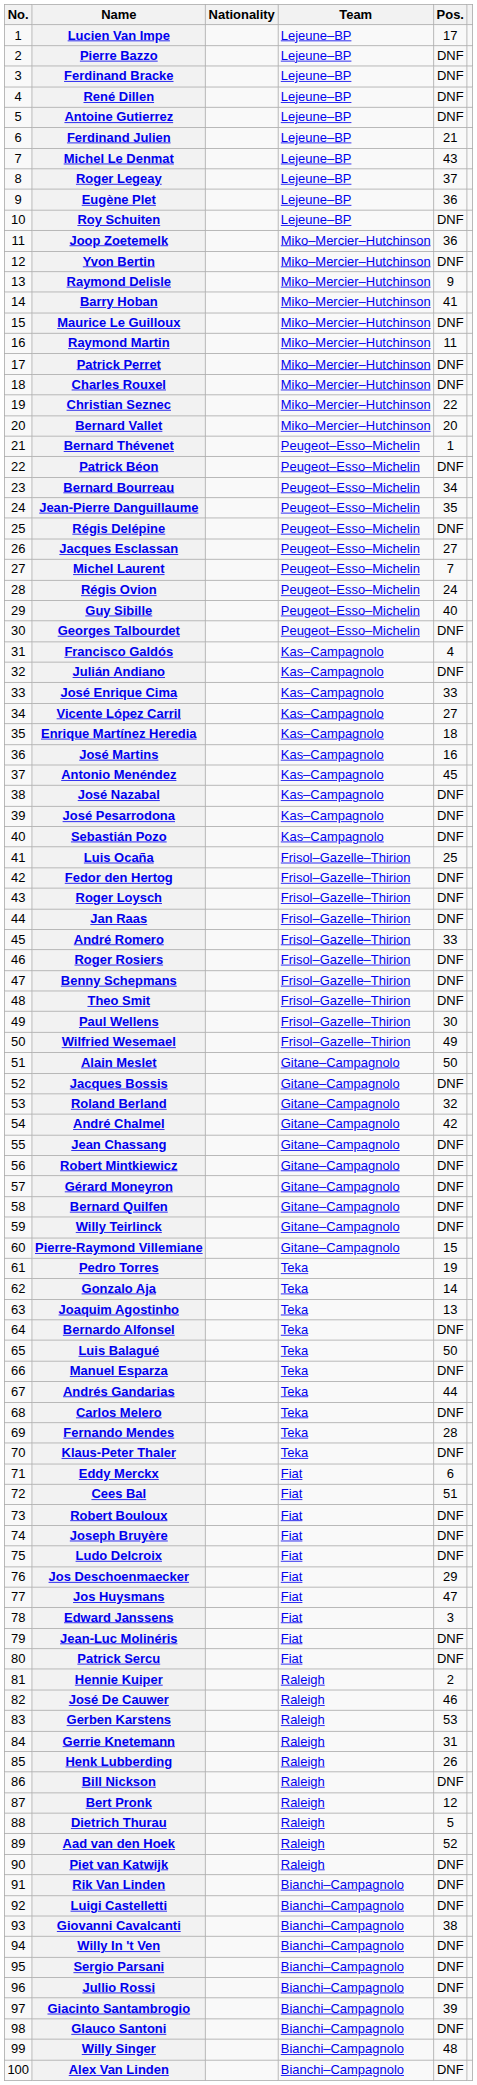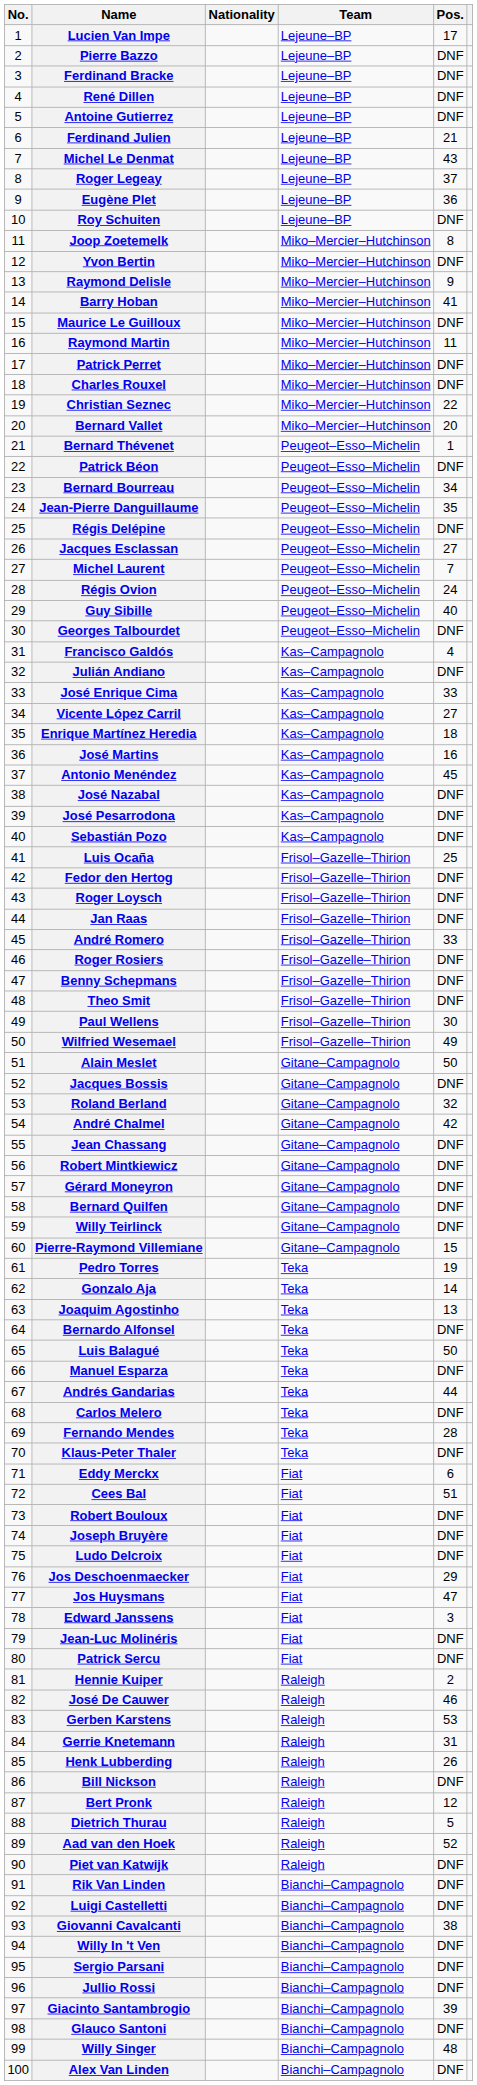(450, 240) 36 -> (450, 240) 8
